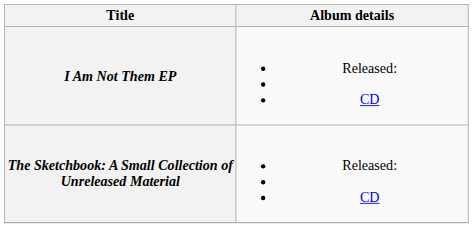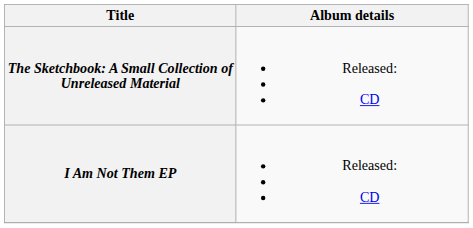rows swapped: (120, 75) <-> (120, 173)
